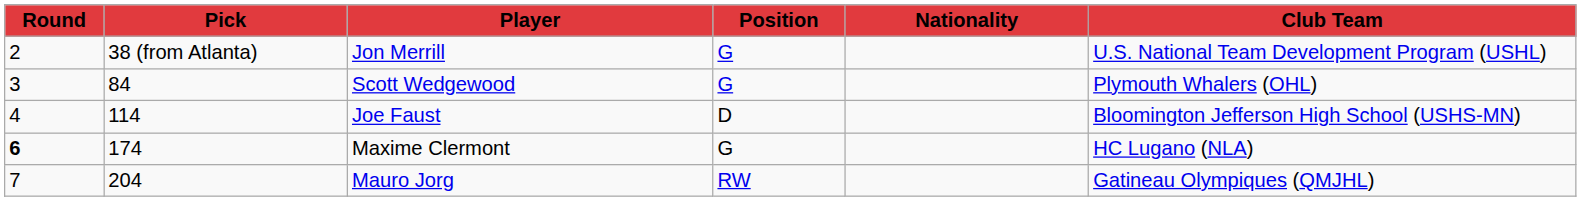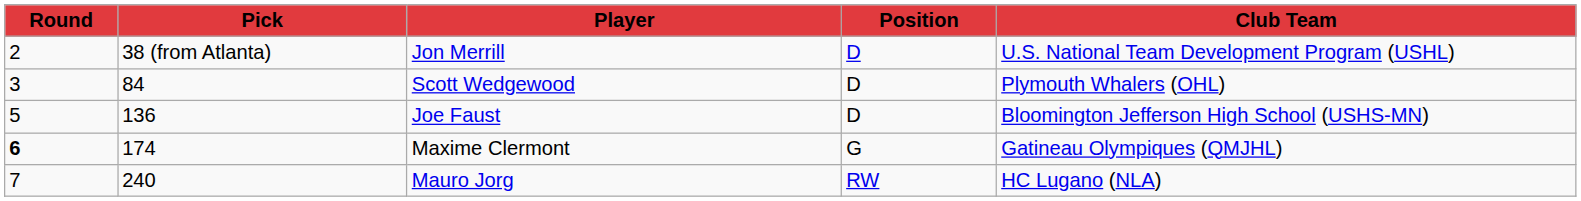- column: (967, 20)
(725, 52) G -> (853, 52) D
(725, 84) G -> (853, 84) D
(15, 116) 4 -> (15, 116) 5
(124, 116) 114 -> (139, 116) 136
(1173, 148) HC Lugano (NLA) -> (1142, 148) Gatineau Olympiques (QMJHL)
(125, 180) 204 -> (139, 180) 240
(1234, 180) Gatineau Olympiques (QMJHL) -> (1081, 180) HC Lugano (NLA)
